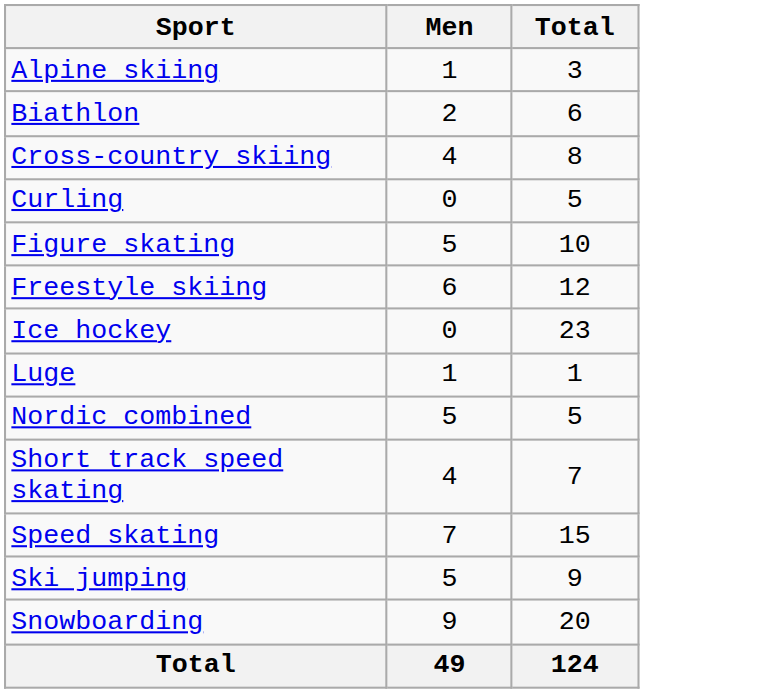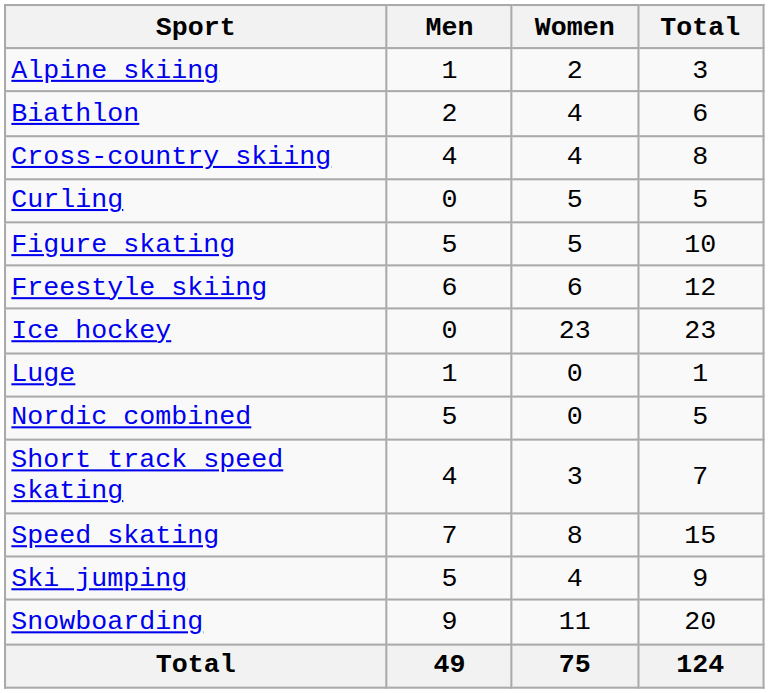+ column: (575, 27)
